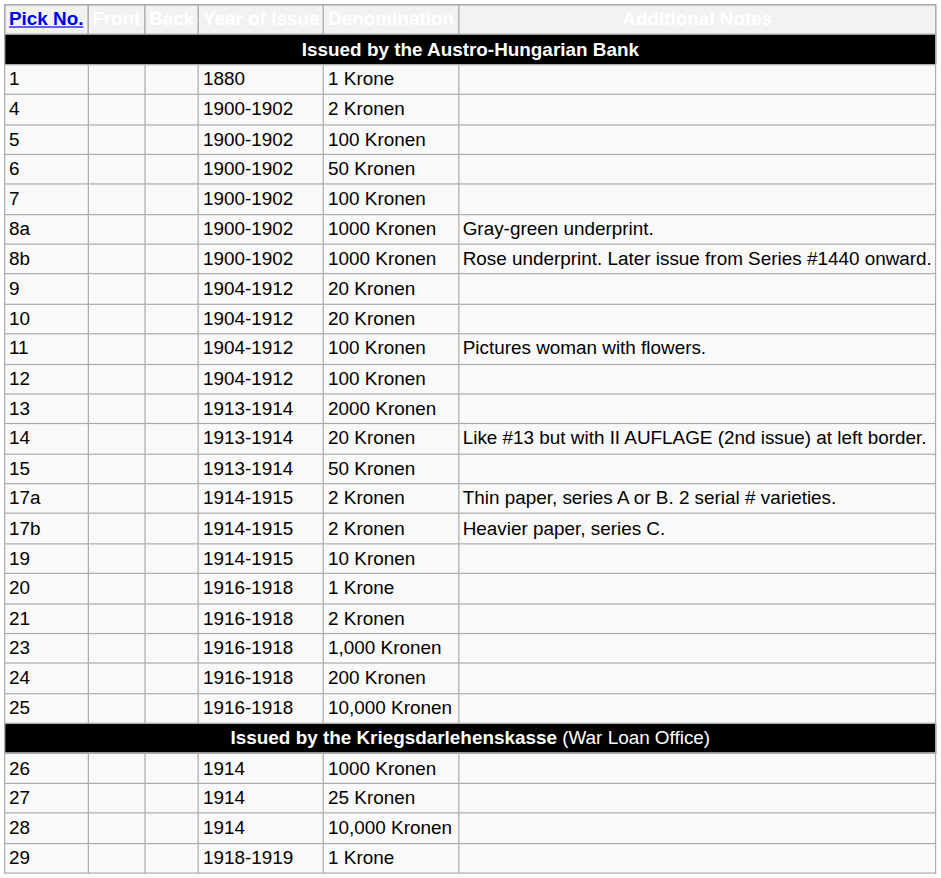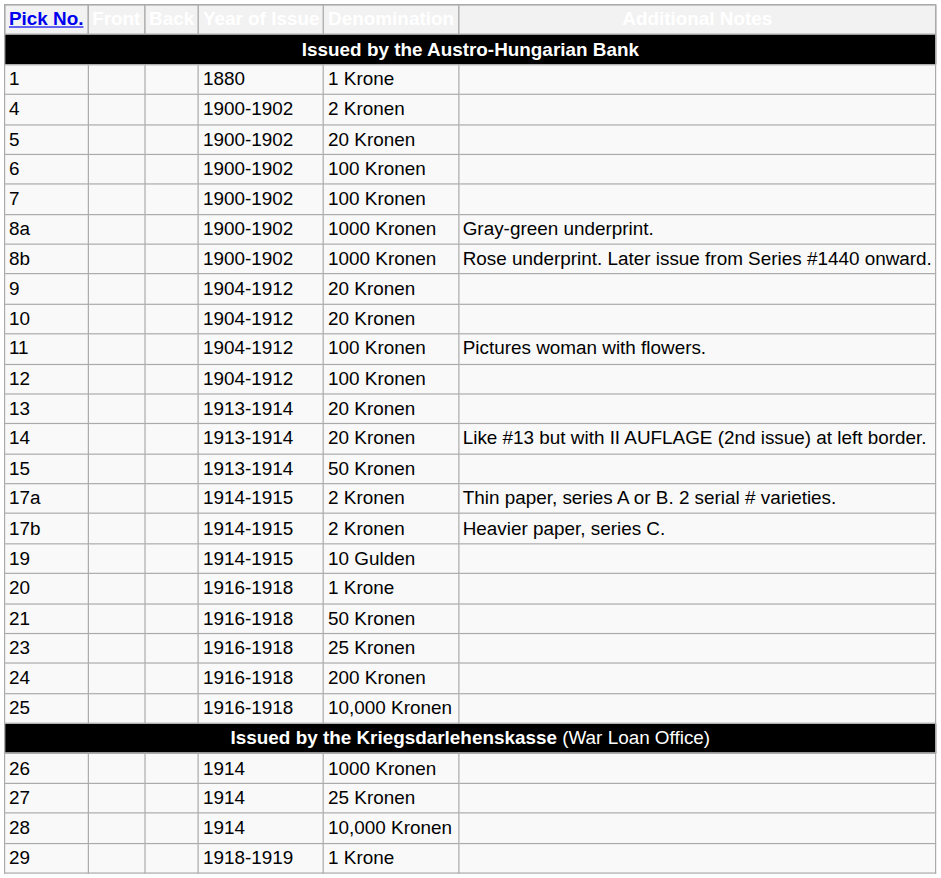(377, 139) 100 Kronen -> (372, 139) 20 Kronen
(372, 169) 50 Kronen -> (377, 169) 100 Kronen
(382, 408) 2000 Kronen -> (372, 408) 20 Kronen
(372, 558) 10 Kronen -> (372, 558) 10 Gulden
(366, 618) 2 Kronen -> (372, 618) 50 Kronen
(385, 648) 1,000 Kronen -> (372, 648) 25 Kronen
